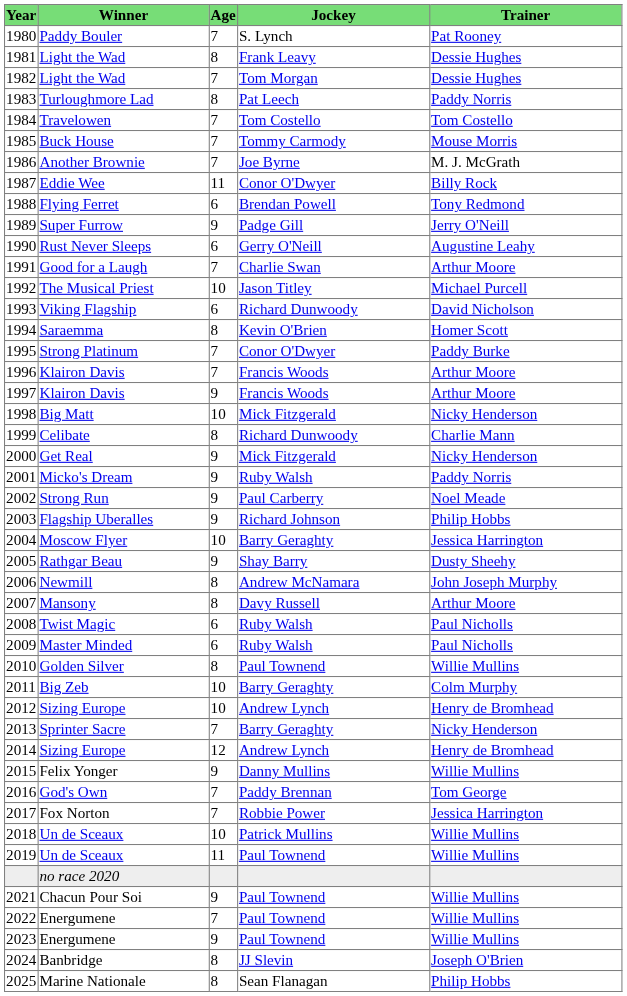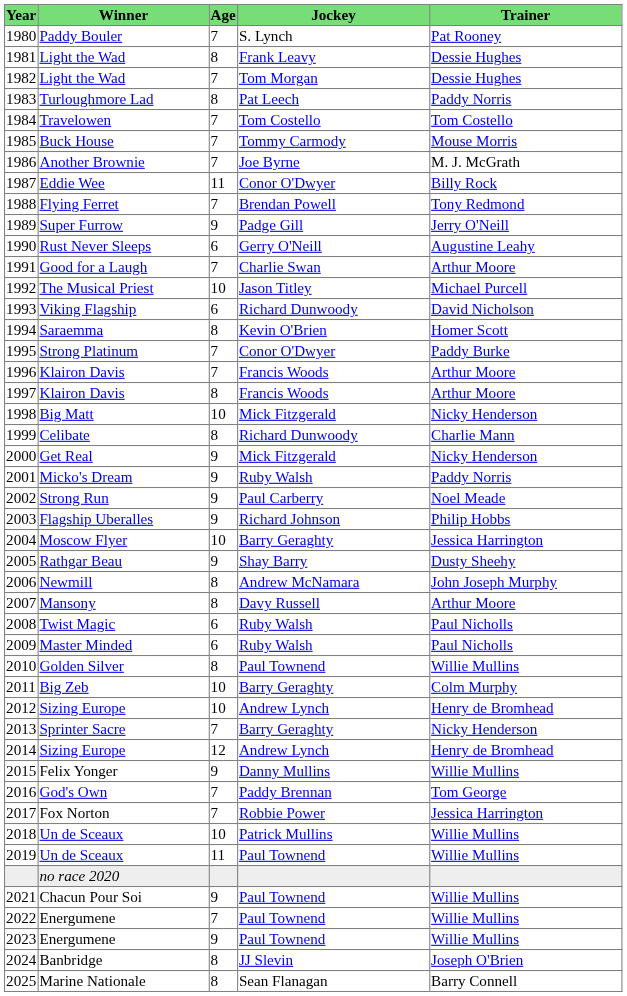(214, 203) 6 -> (214, 203) 7
(214, 392) 9 -> (214, 392) 8
(471, 980) Philip Hobbs -> (474, 980) Barry Connell
